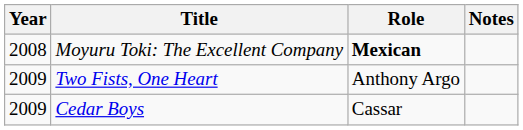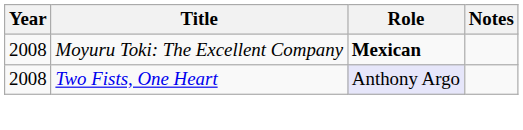(28, 79) 2009 -> (28, 79) 2008
(406, 79) no background -> (406, 79) lavender background
- row: (100, 109)
